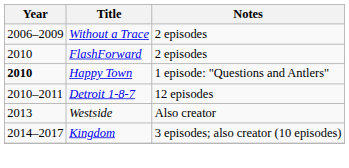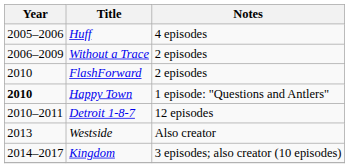+ row: (80, 34)
